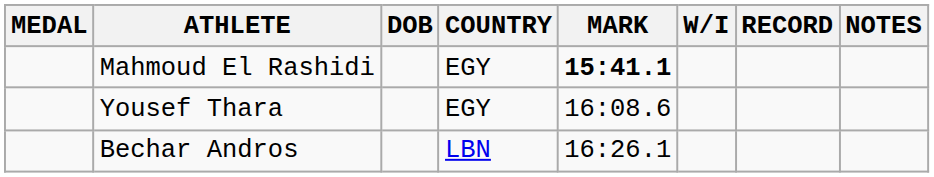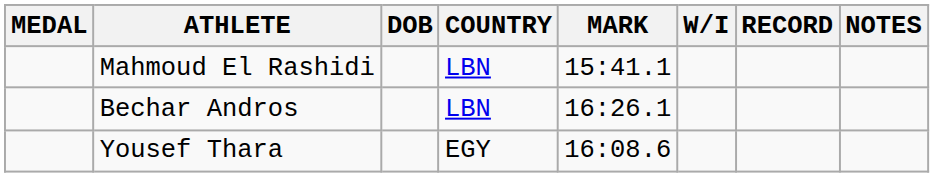(468, 67) EGY -> (468, 67) LBN
(618, 67) bold -> (618, 67) normal
rows swapped: (191, 109) <-> (199, 150)
